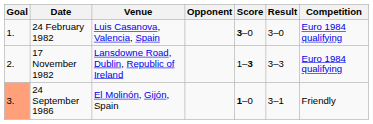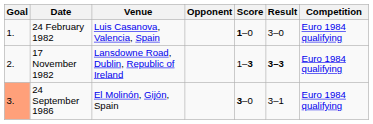(245, 32) 3–0 -> (245, 32) 1–0
(276, 64) normal -> (276, 64) bold
(245, 100) 1–0 -> (245, 100) 3–0
(319, 100) Friendly -> (324, 100) Euro 1984 qualifying
